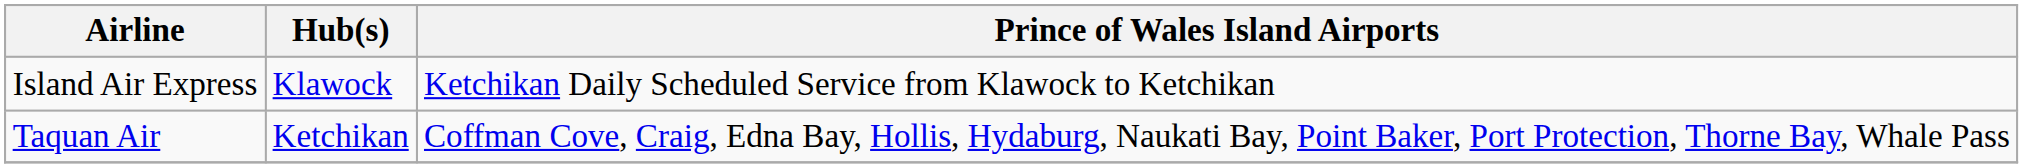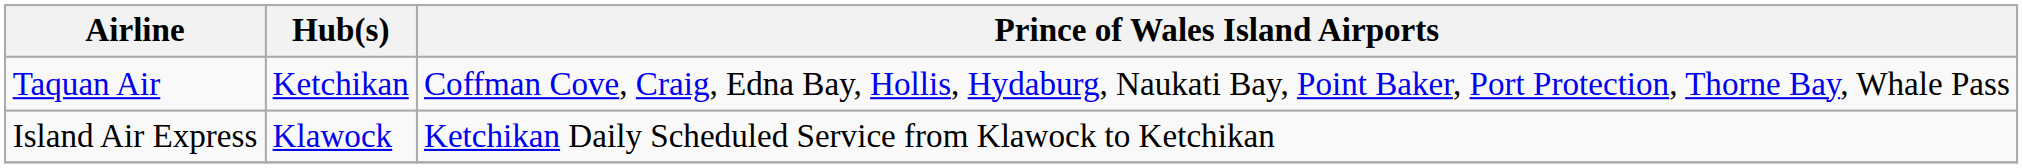rows swapped: (135, 83) <-> (86, 135)
